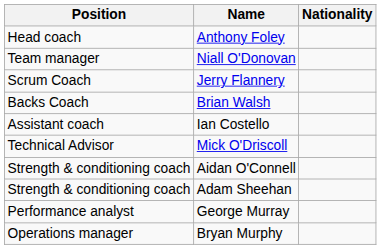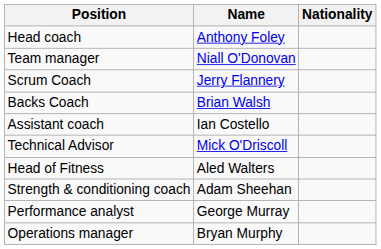+ row: (236, 168)
- row: (246, 168)
